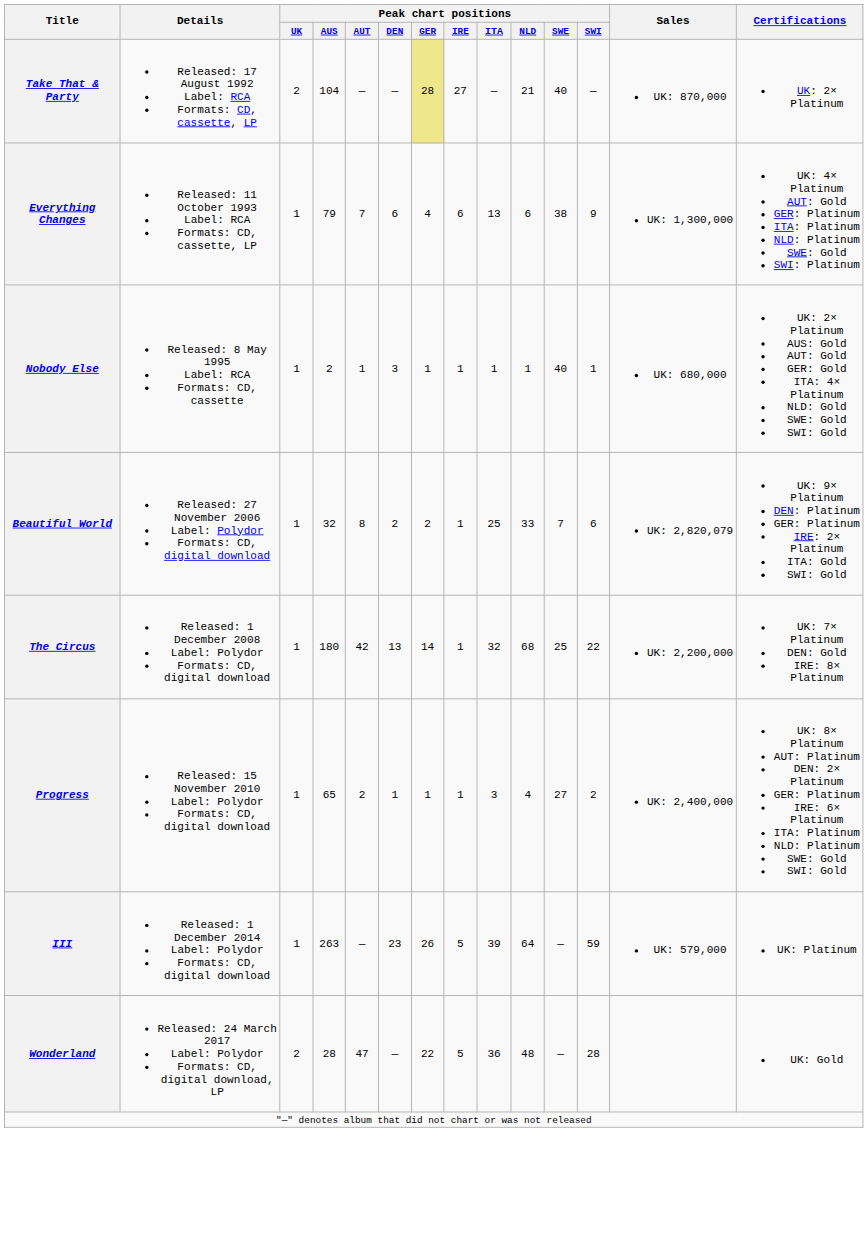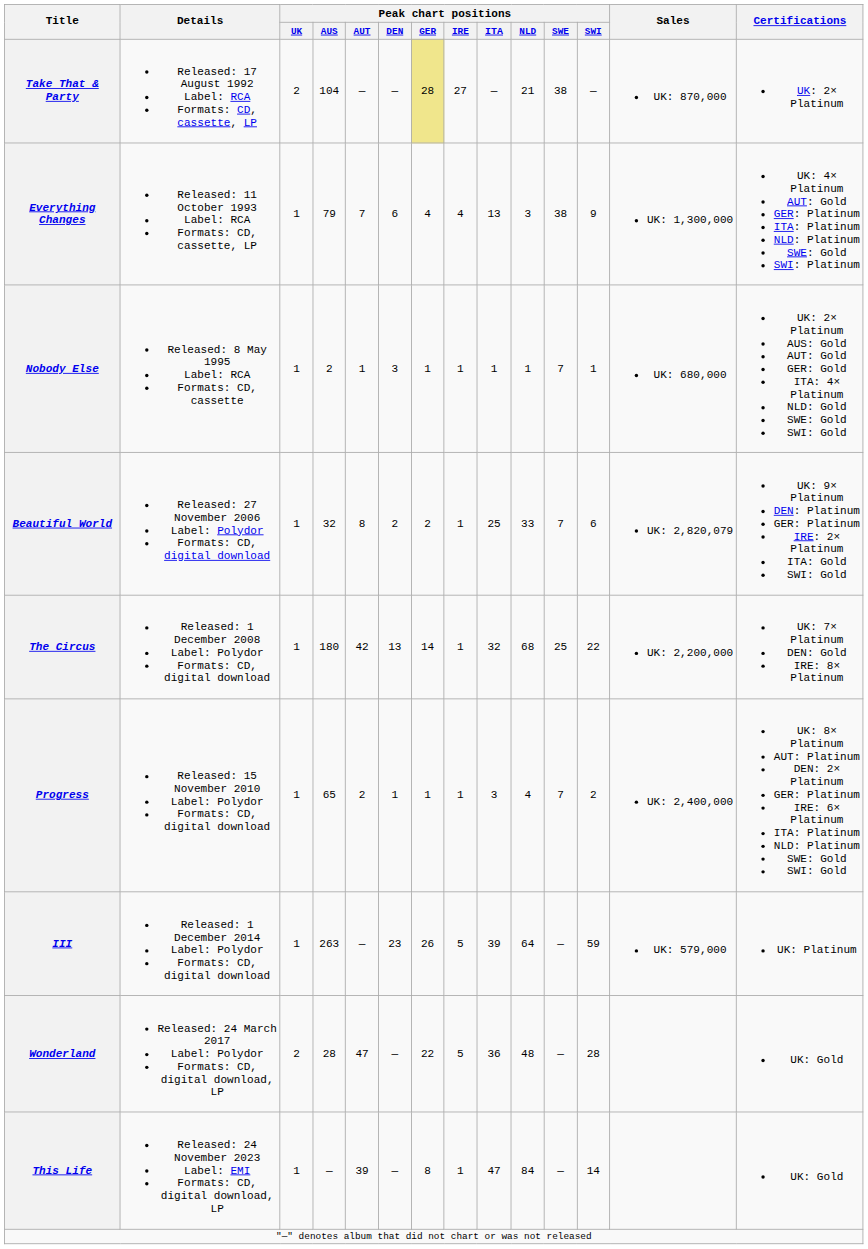(561, 91) 40 -> (561, 91) 38
(460, 214) 6 -> (460, 214) 4
(528, 214) 6 -> (528, 214) 3
(561, 369) 40 -> (561, 369) 7
(561, 795) 27 -> (561, 795) 7
+ row: (62, 1171)
